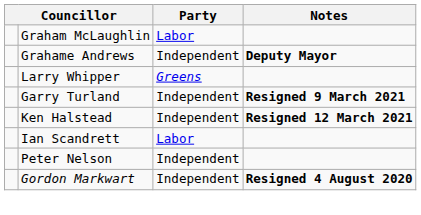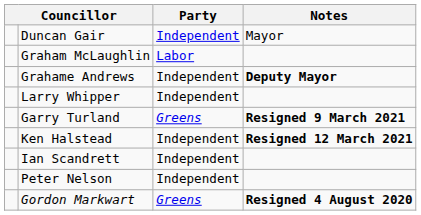+ row: (63, 35)
(179, 76) Greens -> (198, 97) Independent
(198, 97) Independent -> (179, 118) Greens
(175, 138) Labor -> (198, 159) Independent
(198, 179) Independent -> (179, 200) Greens
